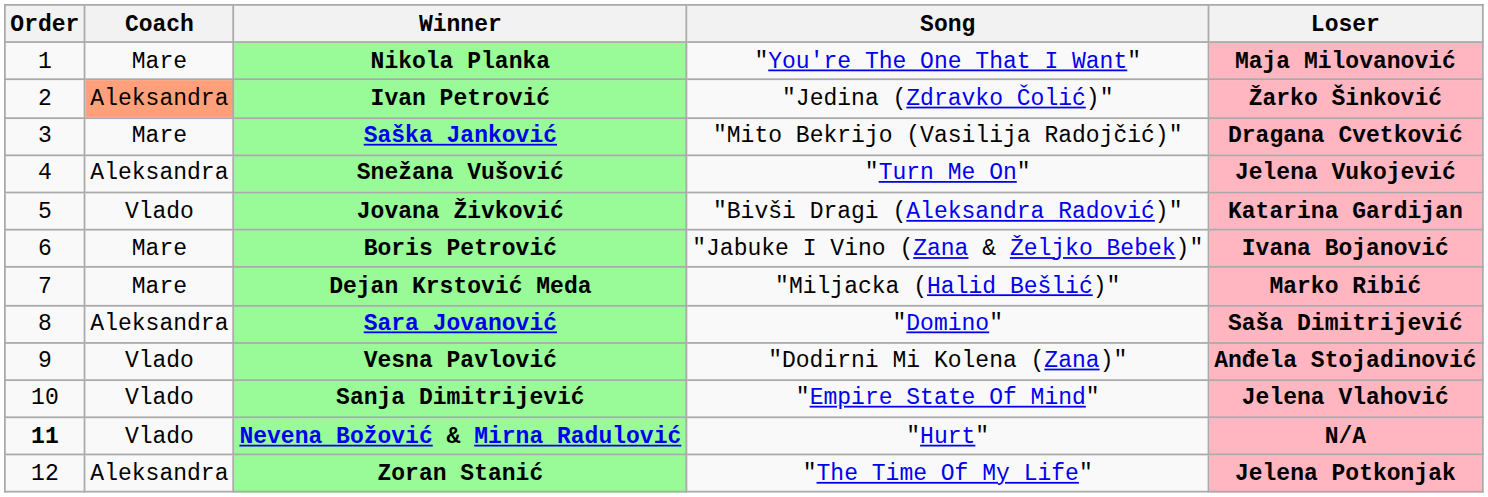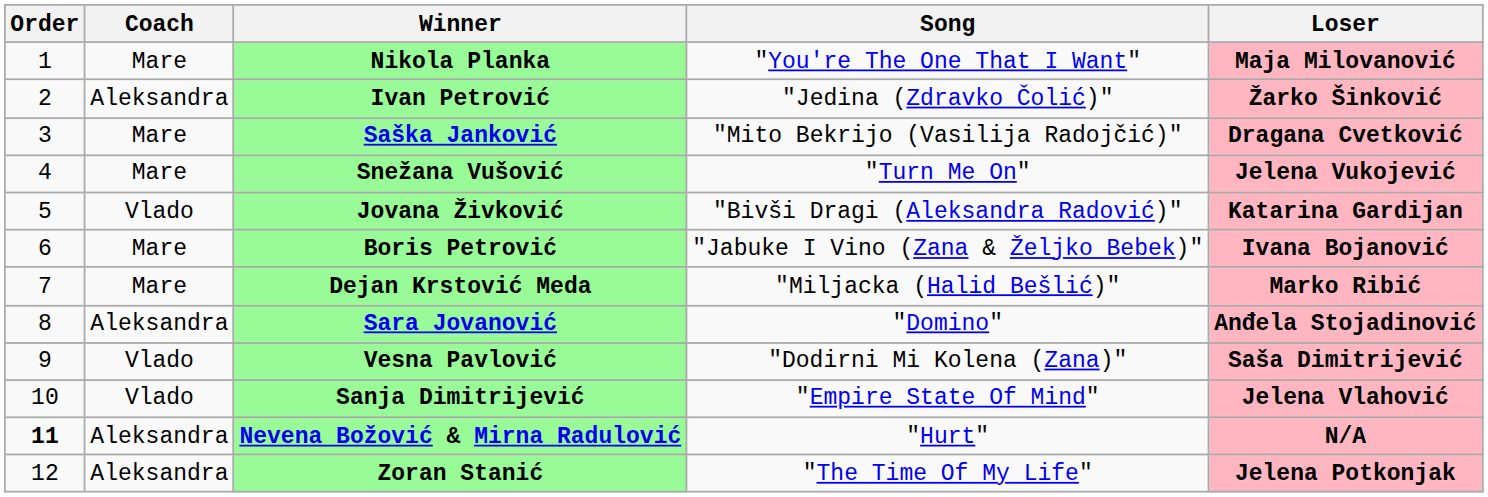(159, 99) lightsalmon background -> (159, 99) no background
(159, 174) Aleksandra -> (159, 174) Mare
(1345, 324) Saša Dimitrijević -> (1345, 324) Anđela Stojadinović
(1345, 361) Anđela Stojadinović -> (1345, 361) Saša Dimitrijević
(159, 436) Vlado -> (159, 436) Aleksandra
